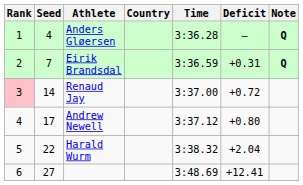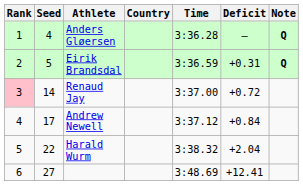(49, 64) 7 -> (49, 64) 5
(245, 121) +0.80 -> (245, 121) +0.84
